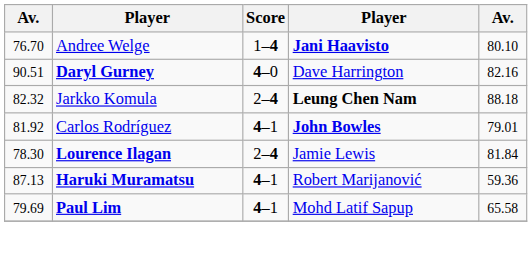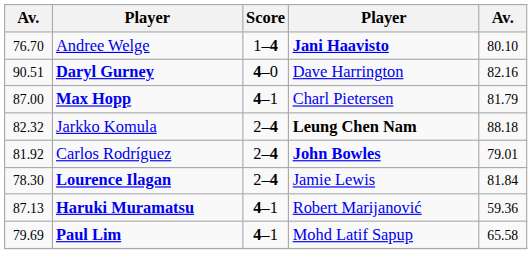+ row: (94, 99)
(266, 126) 4–1 -> (266, 153) 2–4
